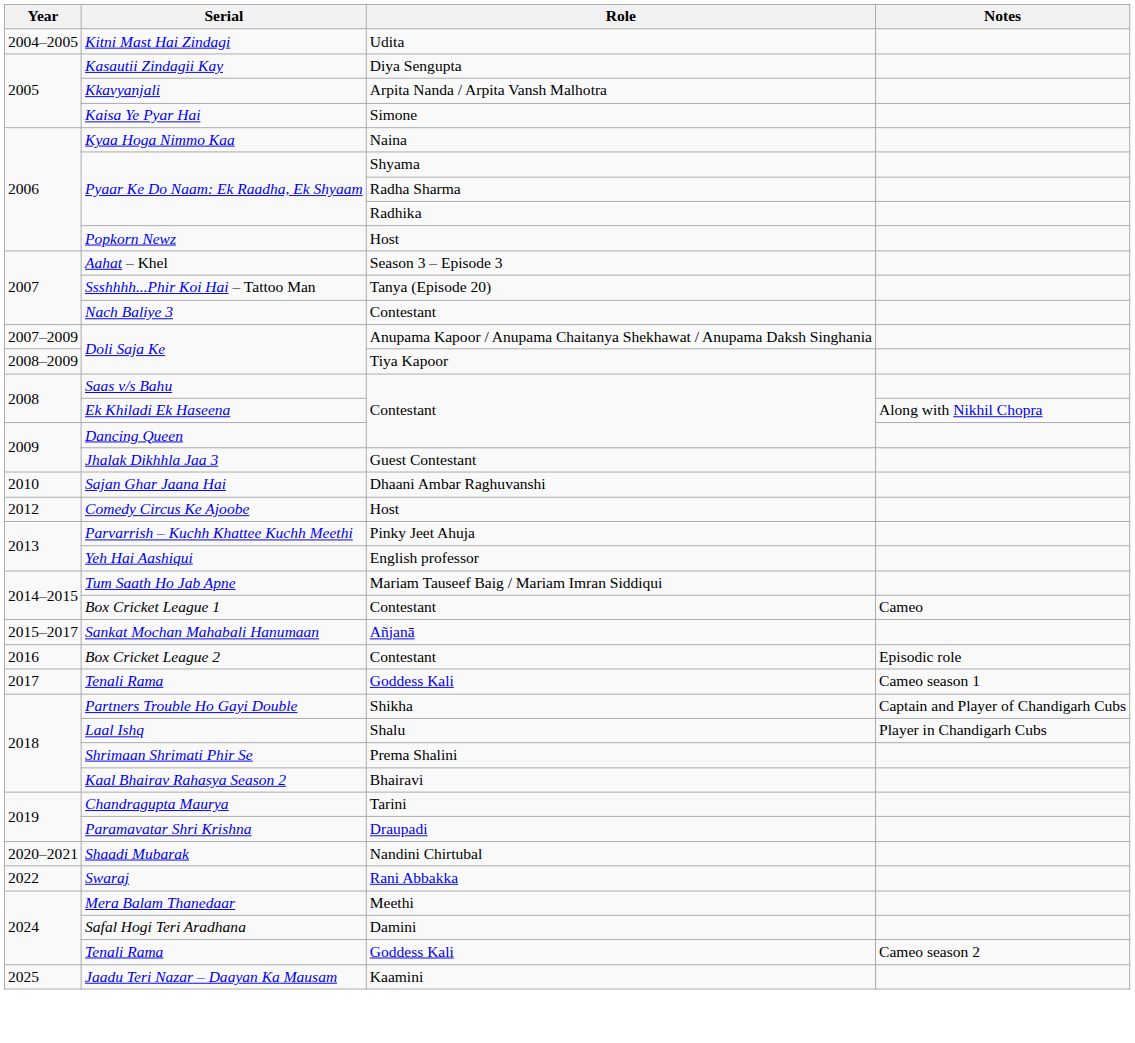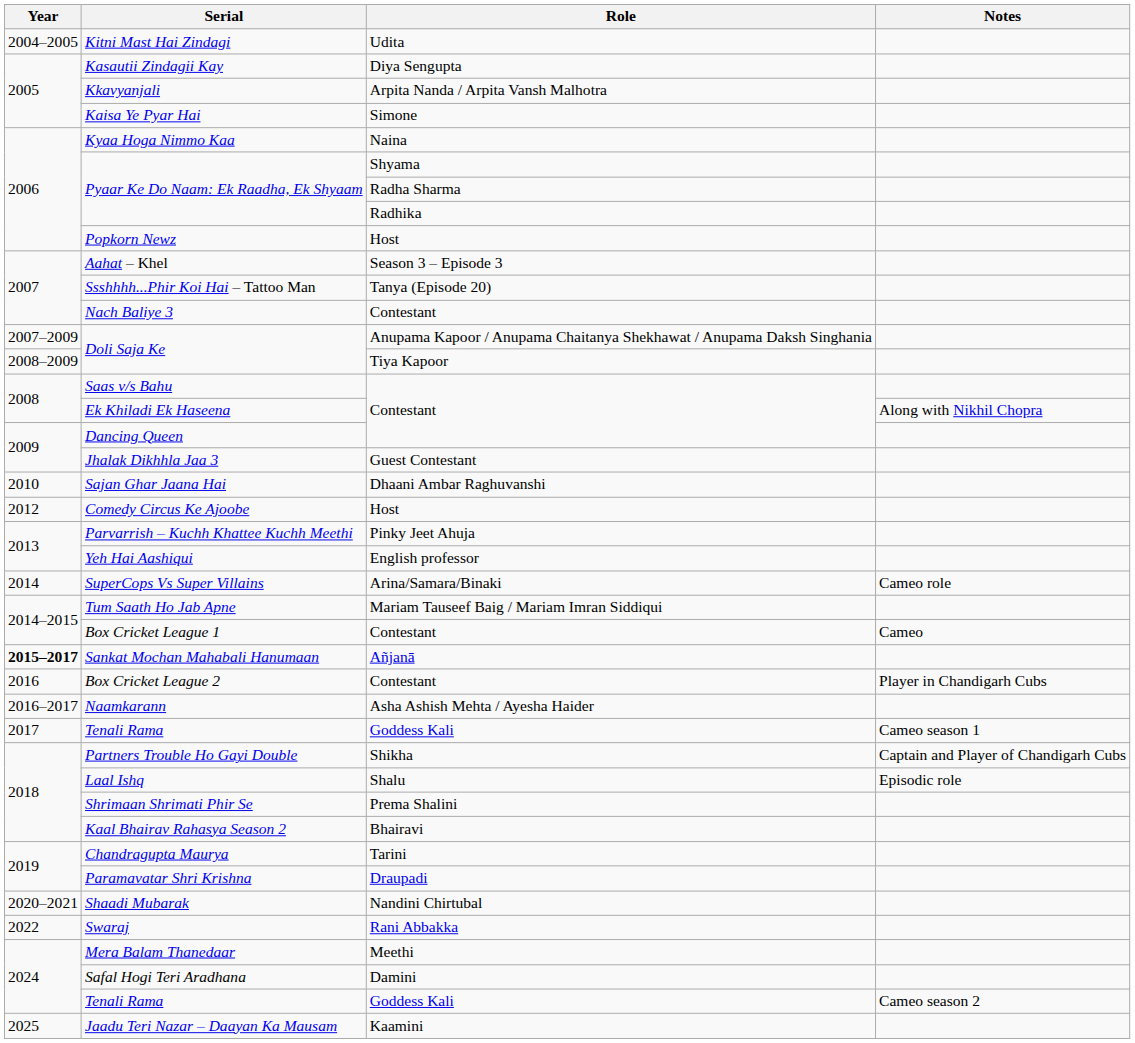+ row: (174, 582)
(43, 632) normal -> (43, 656) bold
(920, 656) Episodic role -> (963, 681) Player in Chandigarh Cubs
+ row: (126, 705)
(963, 730) Player in Chandigarh Cubs -> (920, 779) Episodic role
